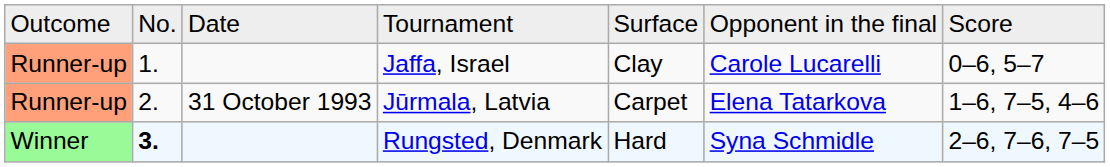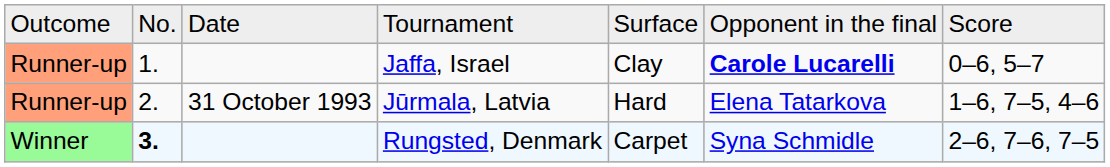(795, 63) normal -> (802, 63) bold
(650, 102) Carpet -> (640, 102) Hard
(640, 141) Hard -> (650, 141) Carpet
